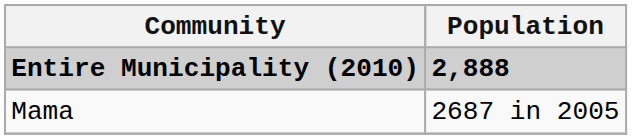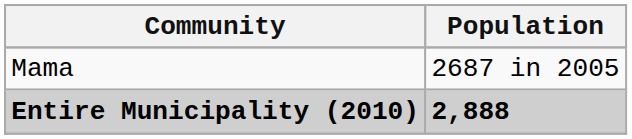rows swapped: (215, 69) <-> (43, 111)
